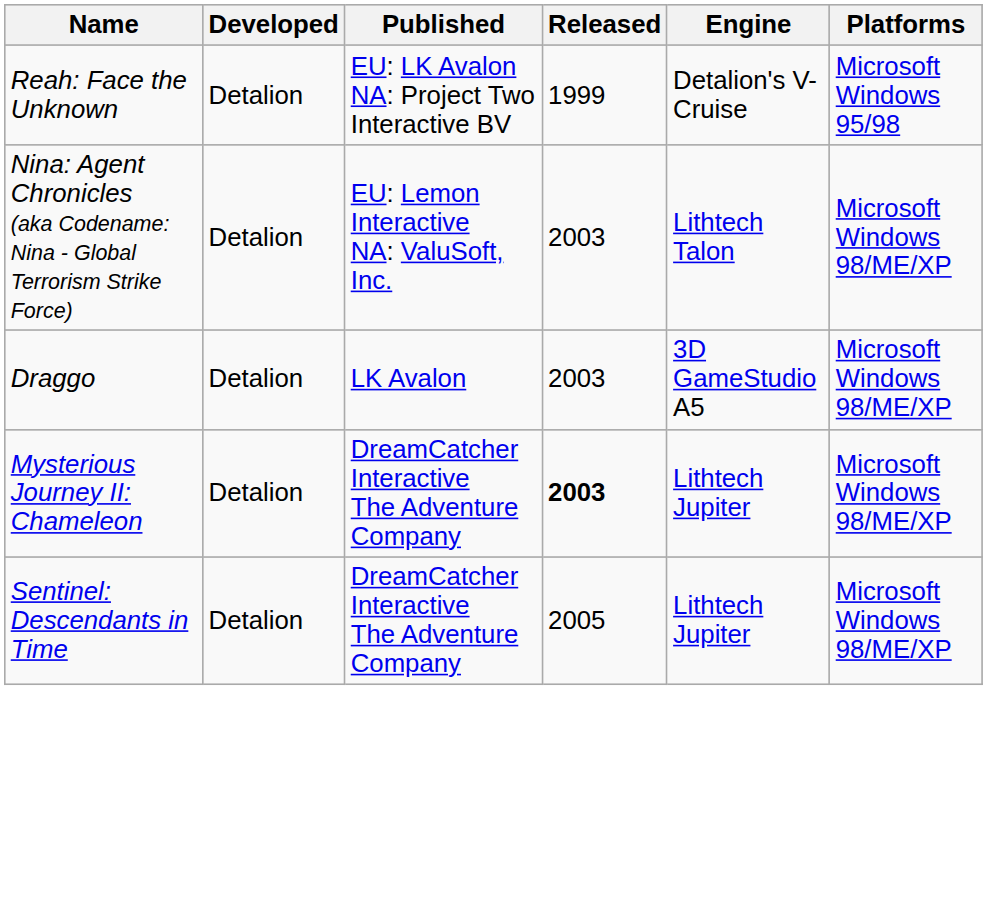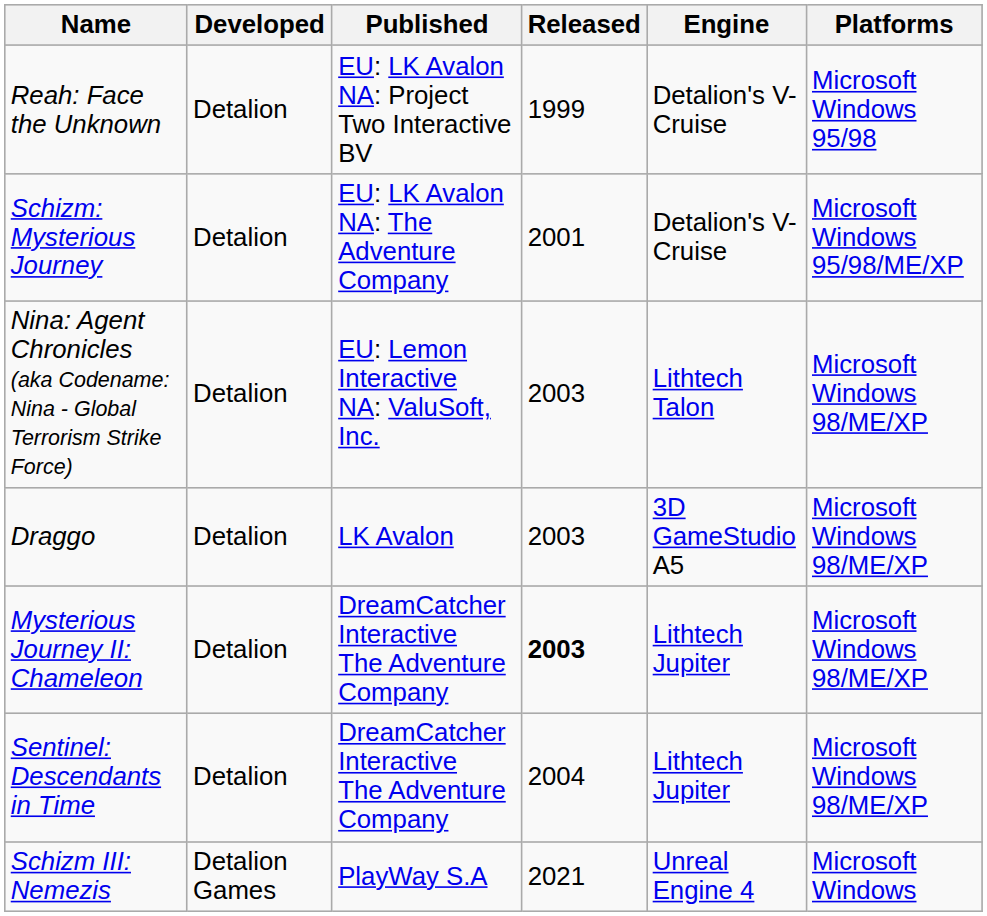+ row: (73, 237)
(577, 620) 2005 -> (556, 777) 2004
+ row: (71, 876)
